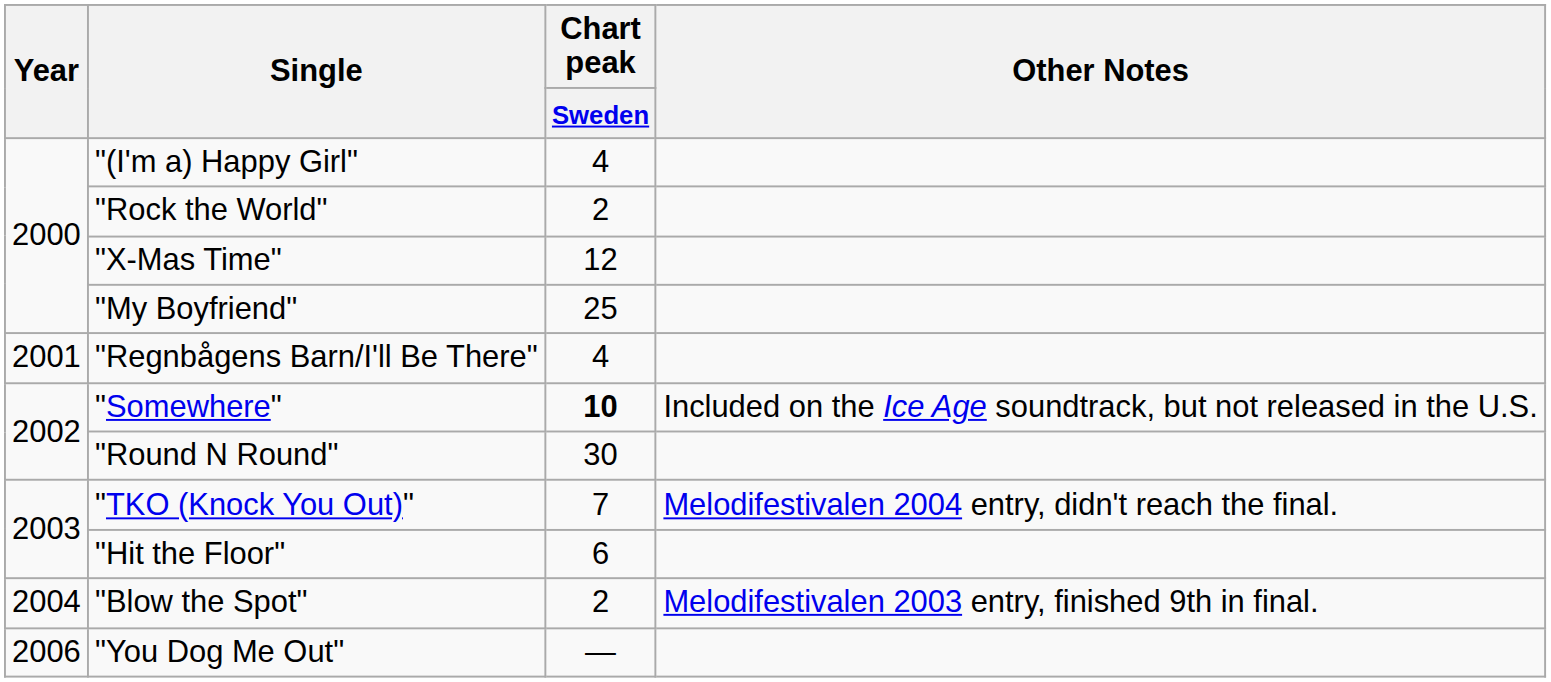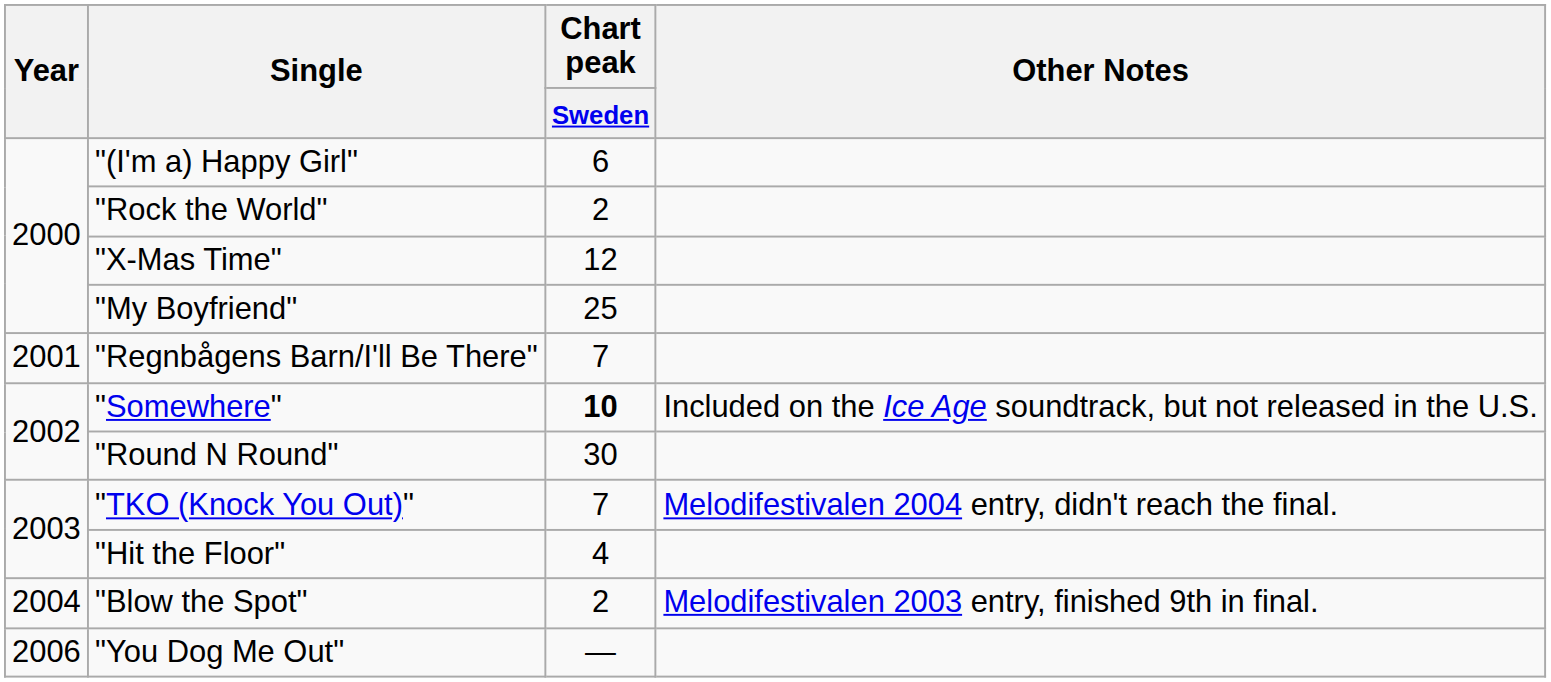(601, 161) 4 -> (601, 161) 6
(601, 357) 4 -> (601, 357) 7
(601, 553) 6 -> (601, 553) 4
